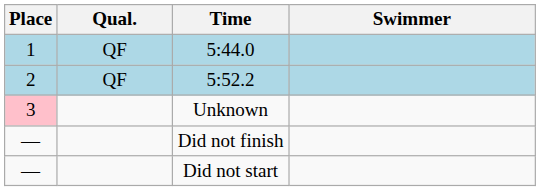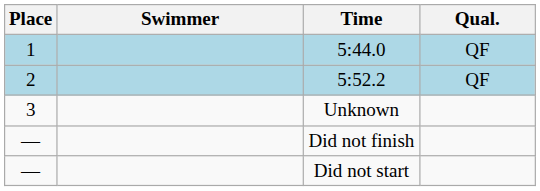columns swapped: (412, 19) <-> (115, 19)
(31, 110) pink background -> (31, 110) no background
